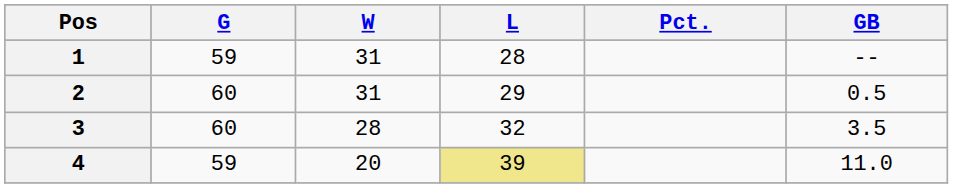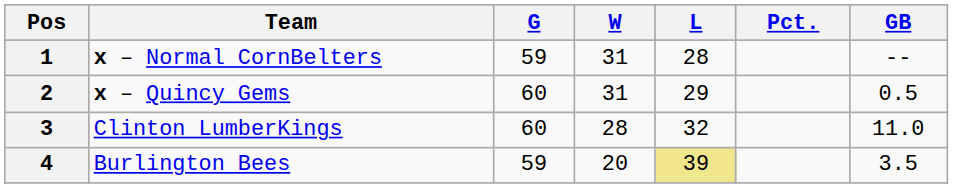+ column: (291, 23)
(867, 129) 3.5 -> (898, 129) 11.0
(867, 165) 11.0 -> (898, 165) 3.5
